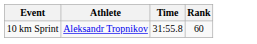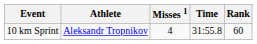+ column: (170, 14)
